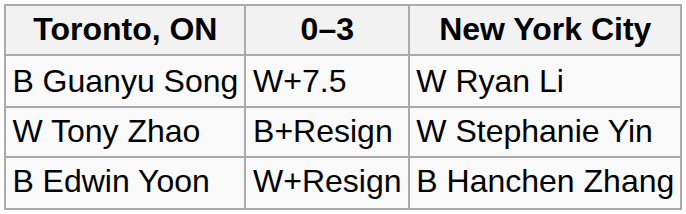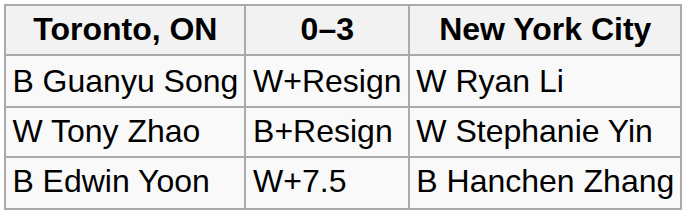(300, 80) W+7.5 -> (327, 80) W+Resign
(327, 182) W+Resign -> (300, 182) W+7.5
